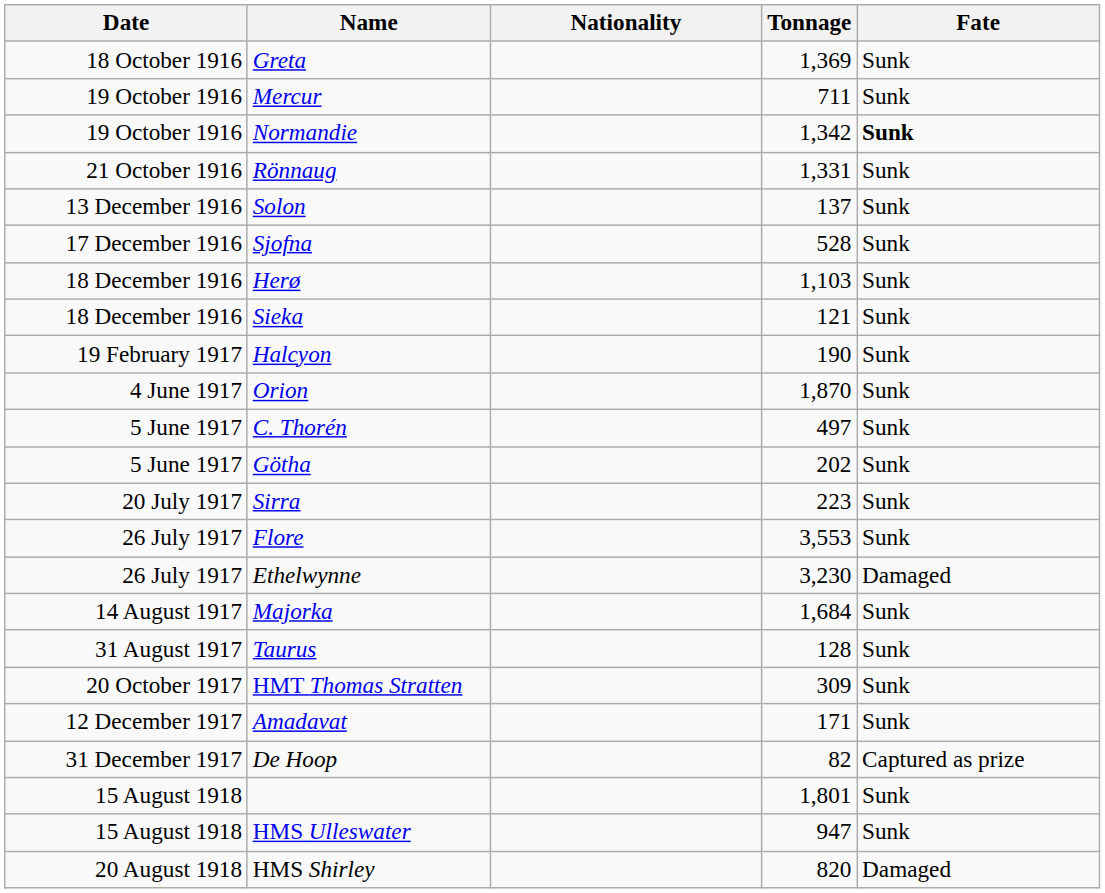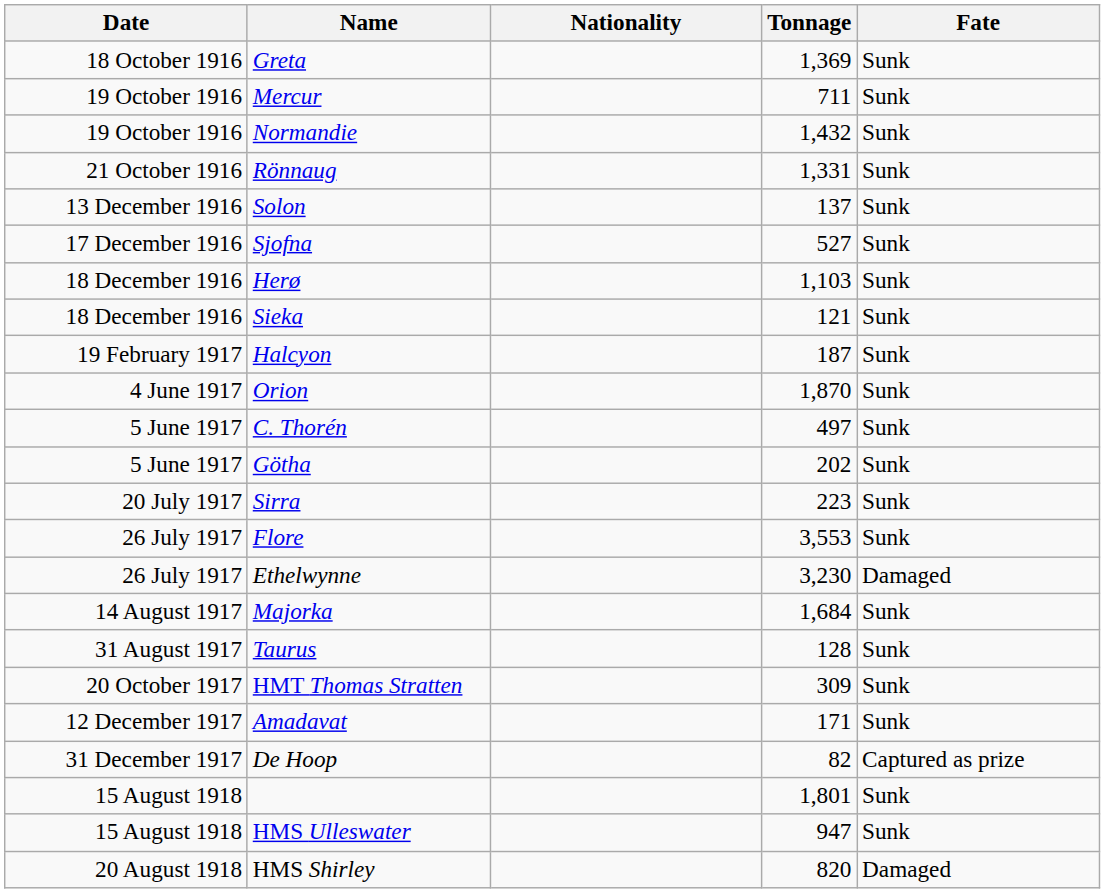(825, 133) 1,342 -> (825, 133) 1,432
(888, 133) bold -> (886, 133) normal
(834, 243) 528 -> (834, 243) 527
(834, 354) 190 -> (834, 354) 187
